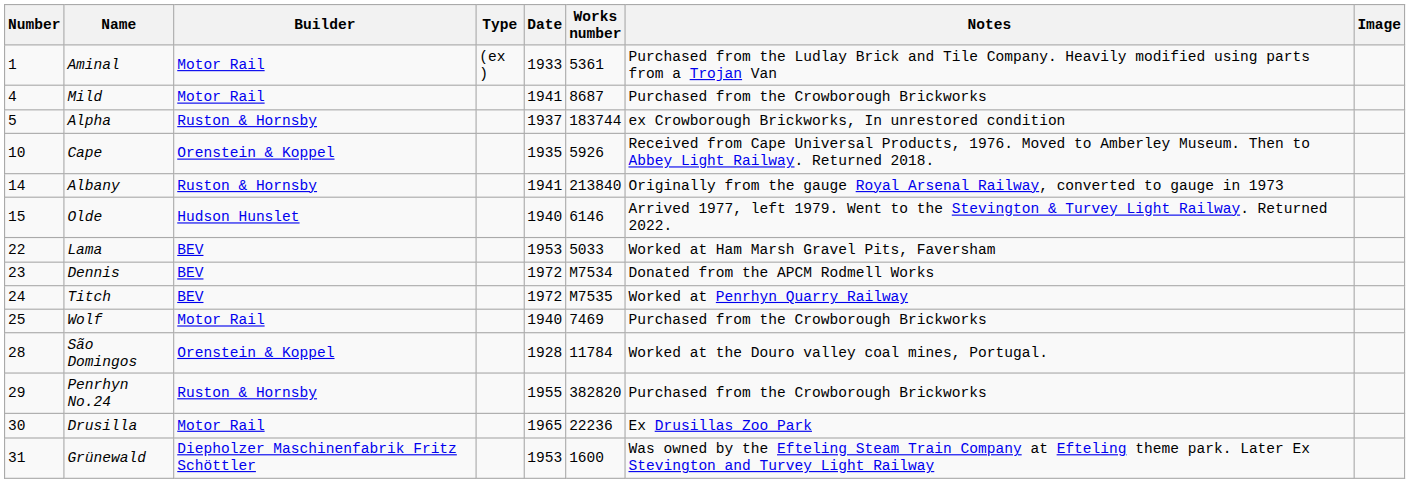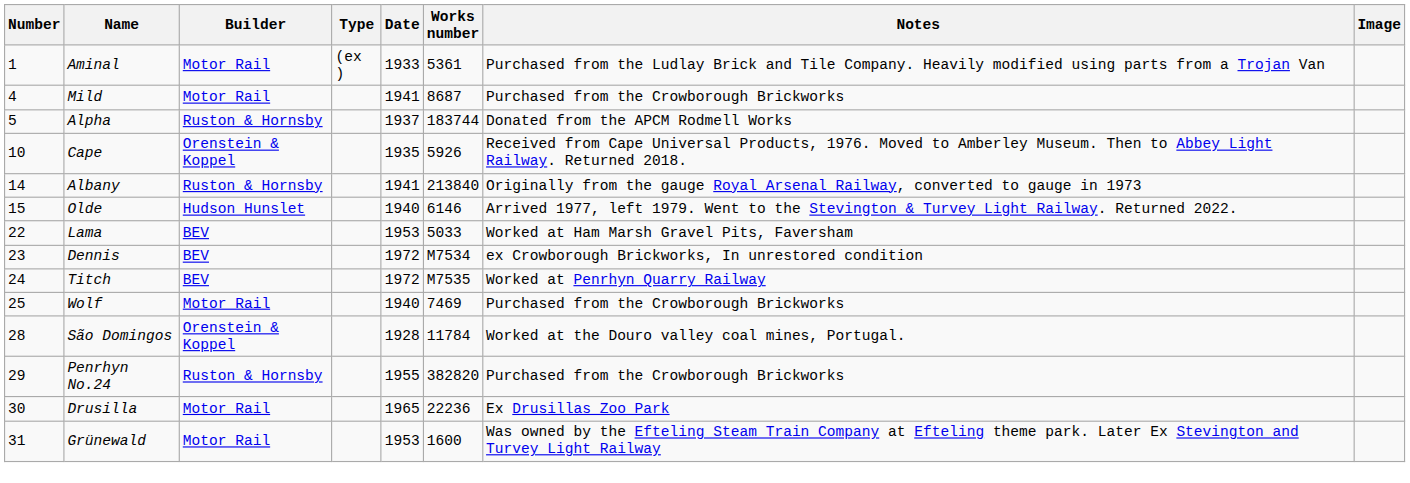(847, 121) ex Crowborough Brickworks, In unrestored condition -> (639, 121) Donated from the APCM Rodmell Works
(781, 273) Donated from the APCM Rodmell Works -> (705, 257) ex Crowborough Brickworks, In unrestored condition
(317, 458) Diepholzer Maschinenfabrik Fritz Schöttler -> (226, 441) Motor Rail
